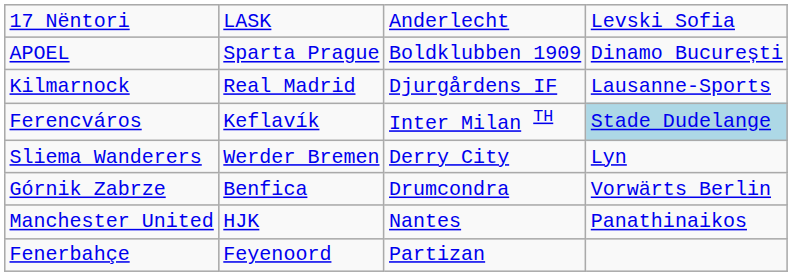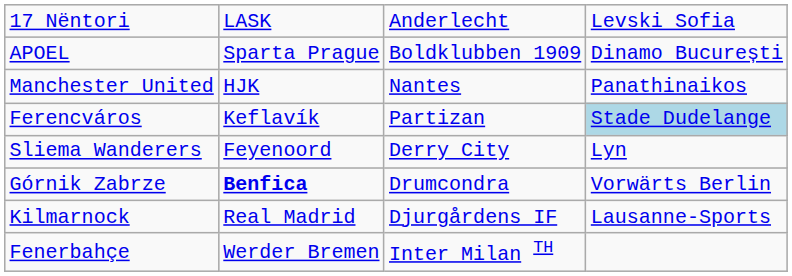rows swapped: (112, 222) <-> (70, 86)
(471, 122) Inter Milan TH -> (437, 119) Partizan
(301, 157) Werder Bremen -> (277, 152) Feyenoord
(265, 189) normal -> (265, 184) bold
(277, 255) Feyenoord -> (301, 252) Werder Bremen
(437, 255) Partizan -> (471, 252) Inter Milan TH
